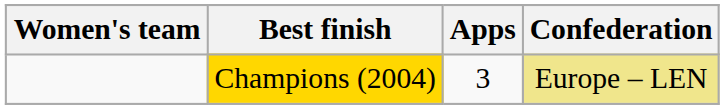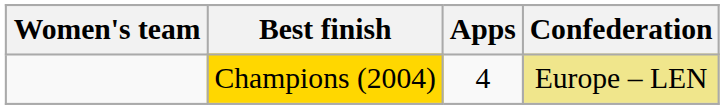(483, 78) 3 -> (483, 78) 4
